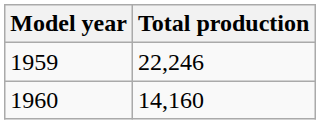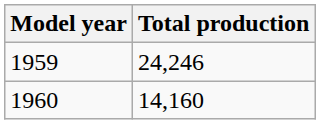(171, 61) 22,246 -> (171, 61) 24,246
